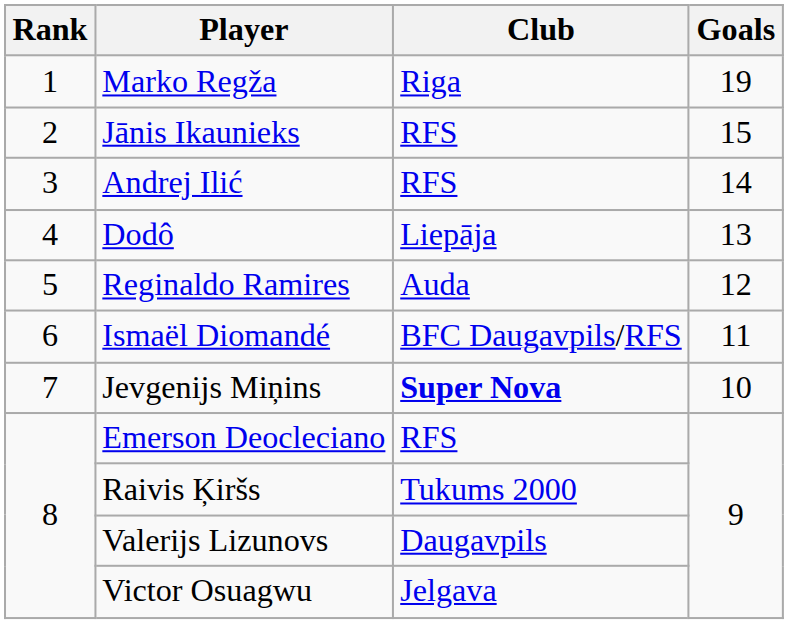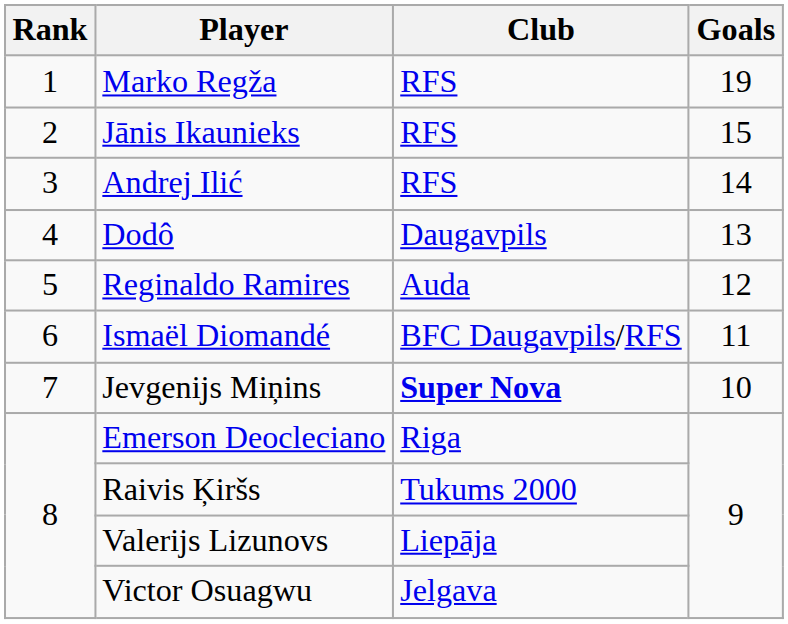(431, 81) Riga -> (429, 81) RFS
(448, 234) Liepāja -> (473, 234) Daugavpils
(429, 438) RFS -> (431, 438) Riga
(473, 540) Daugavpils -> (448, 540) Liepāja
